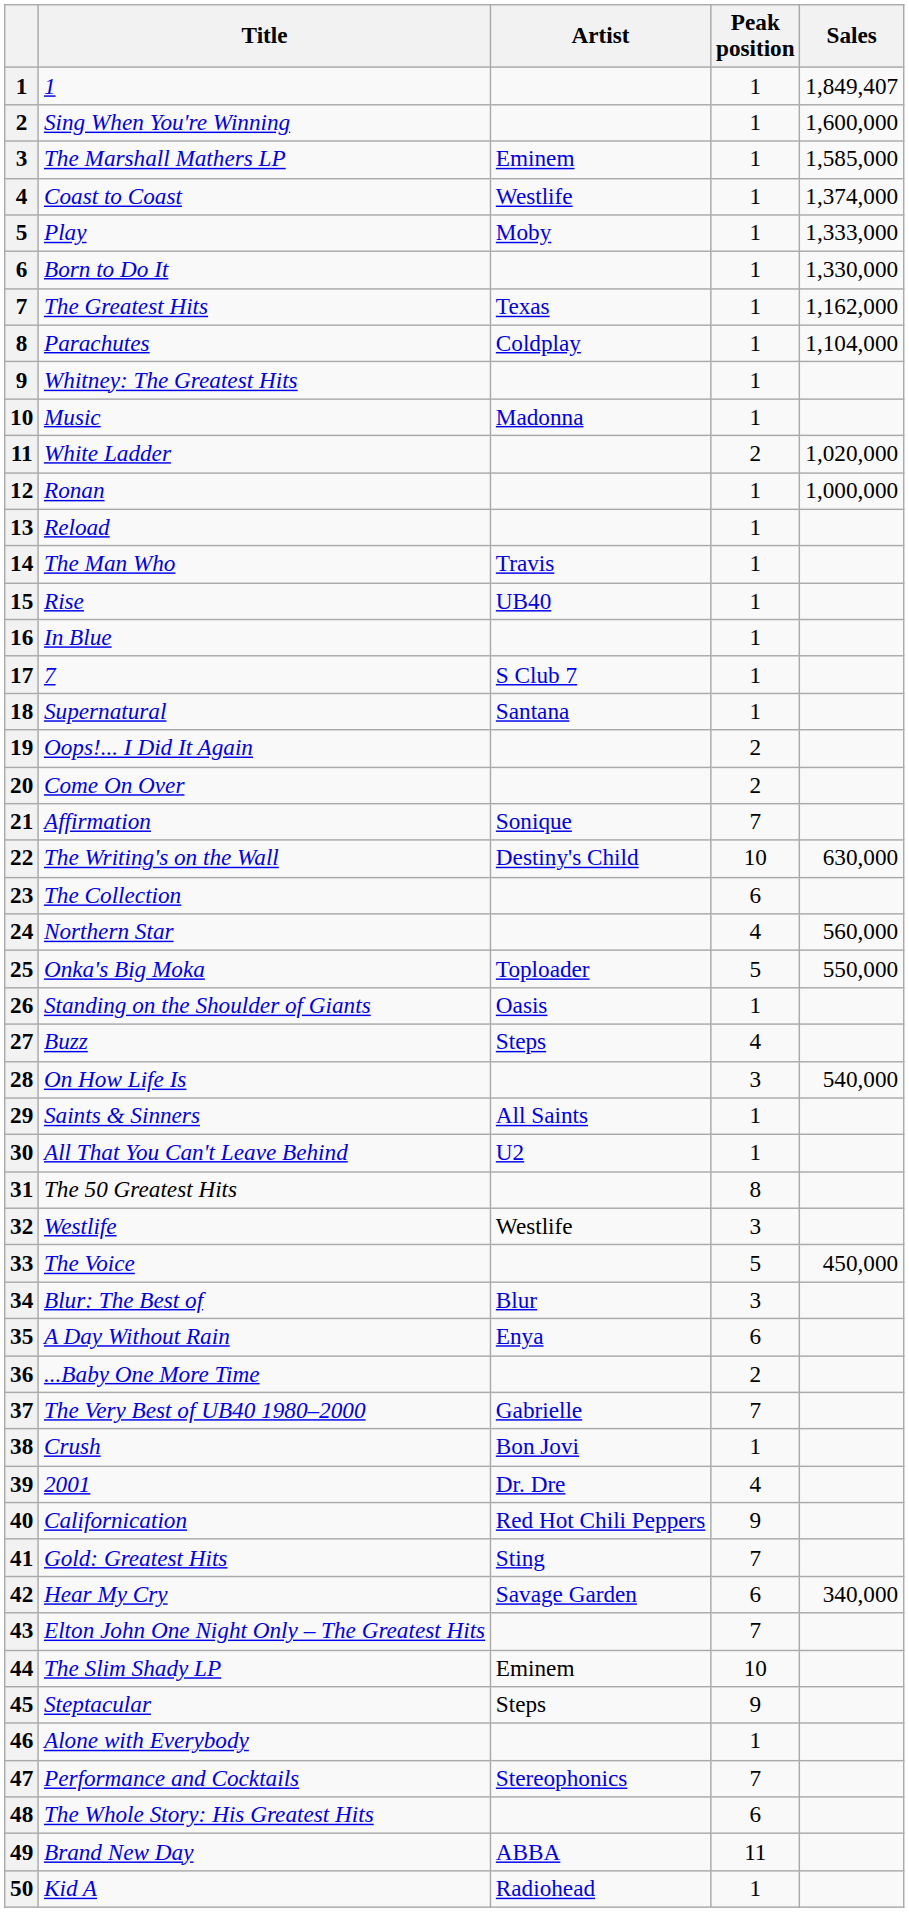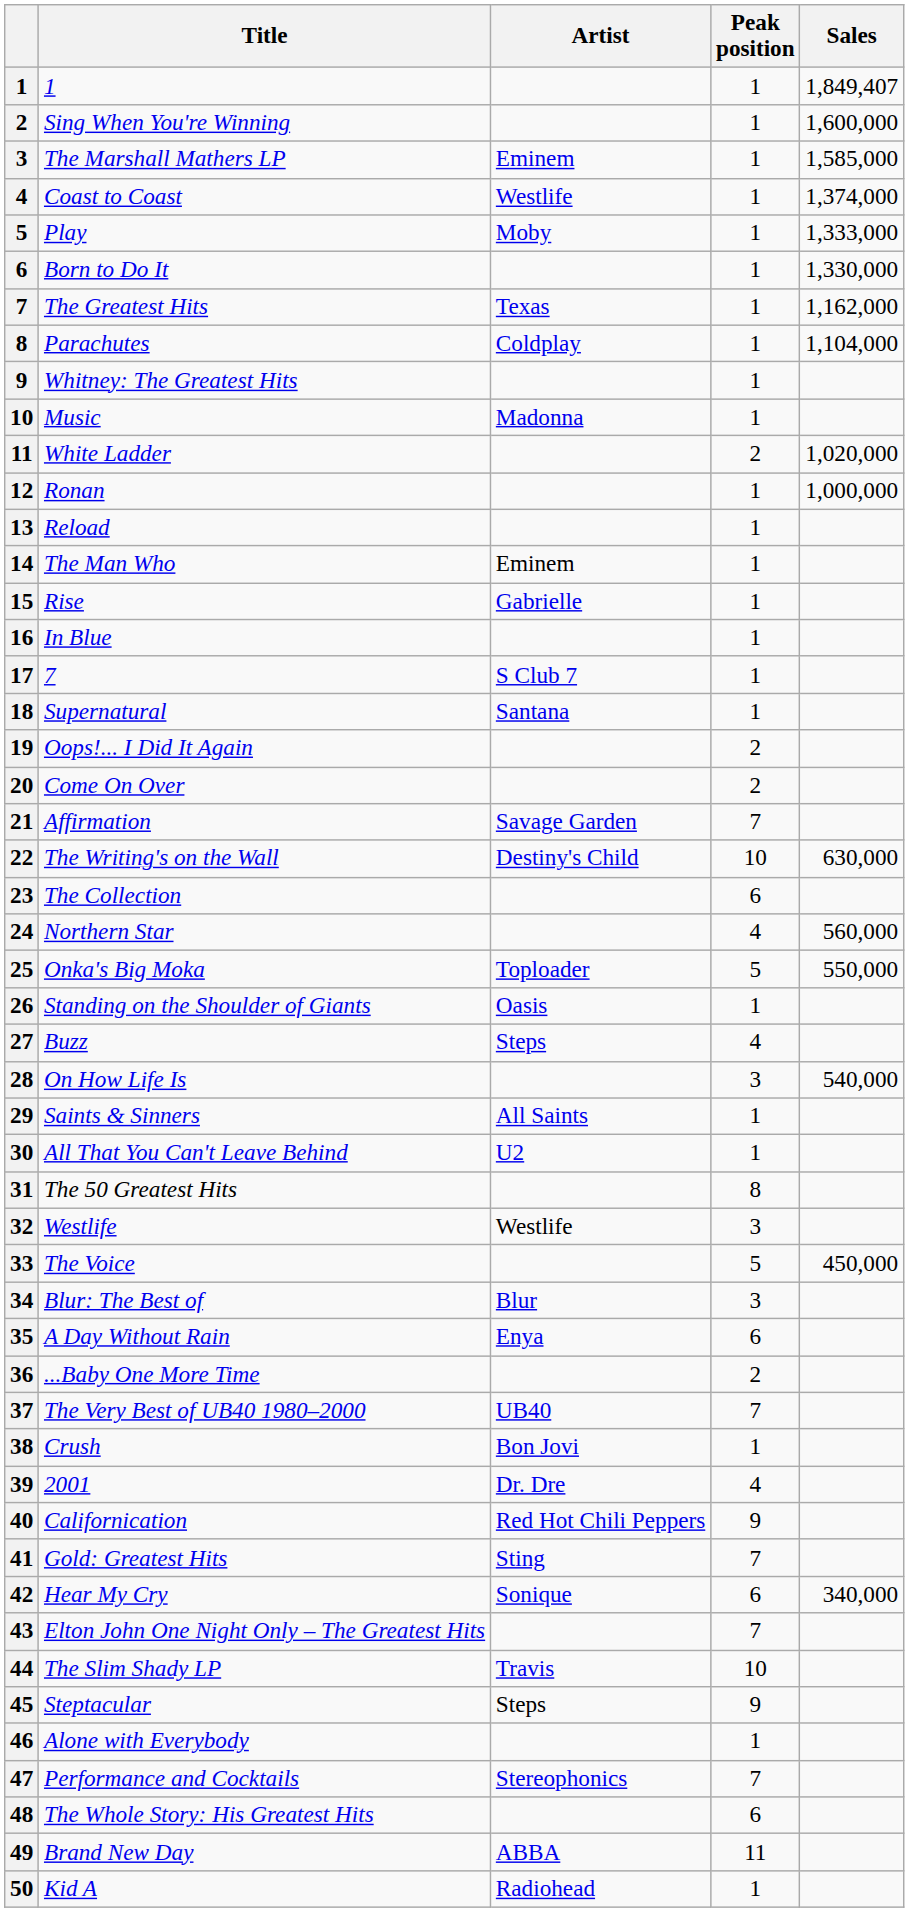(525, 564) Travis -> (535, 564) Eminem
(524, 600) UB40 -> (539, 600) Gabrielle
(534, 821) Sonique -> (566, 821) Savage Garden
(539, 1410) Gabrielle -> (524, 1410) UB40
(566, 1594) Savage Garden -> (534, 1594) Sonique
(535, 1667) Eminem -> (525, 1667) Travis
